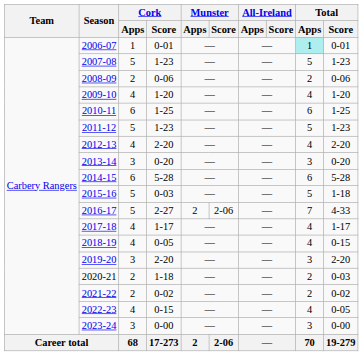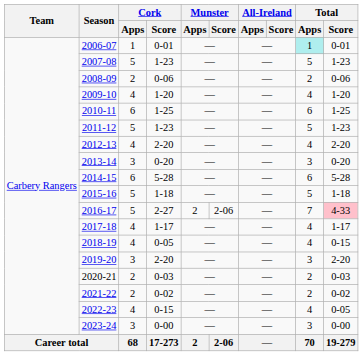(164, 194) 0-03 -> (164, 194) 1-18
(341, 210) no background -> (341, 210) pink background
(164, 276) 1-18 -> (164, 276) 0-03
